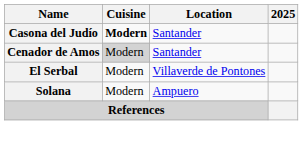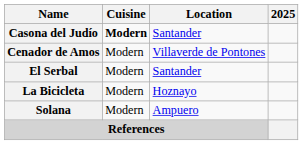(124, 52) lightgrey background -> (124, 52) no background
(177, 52) Santander -> (209, 52) Villaverde de Pontones
(209, 71) Villaverde de Pontones -> (177, 71) Santander
+ row: (53, 91)
